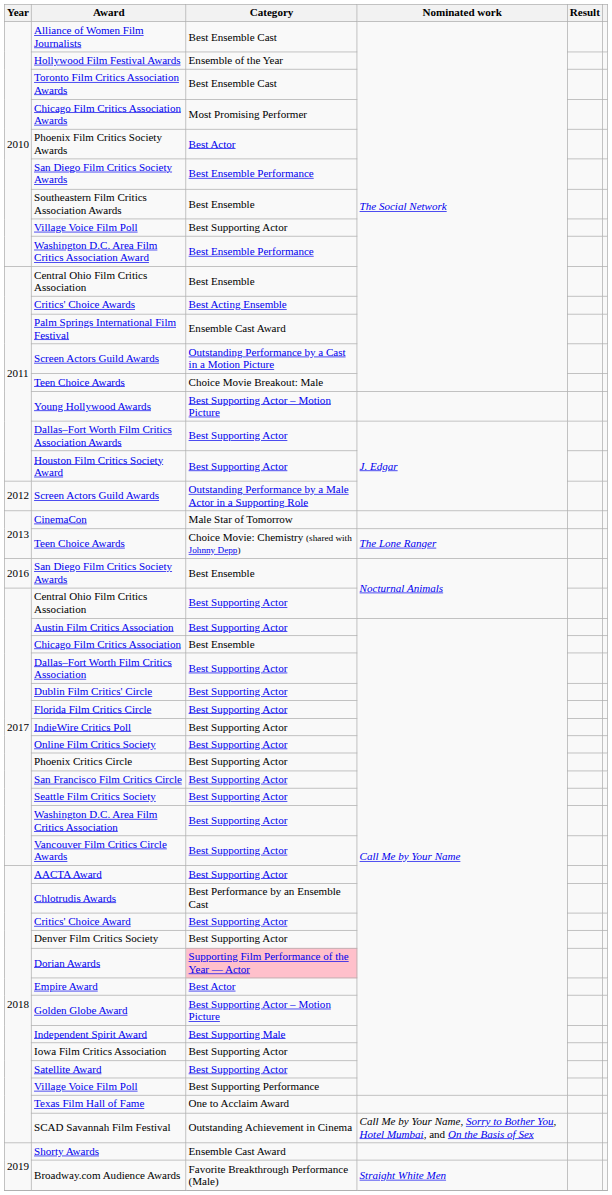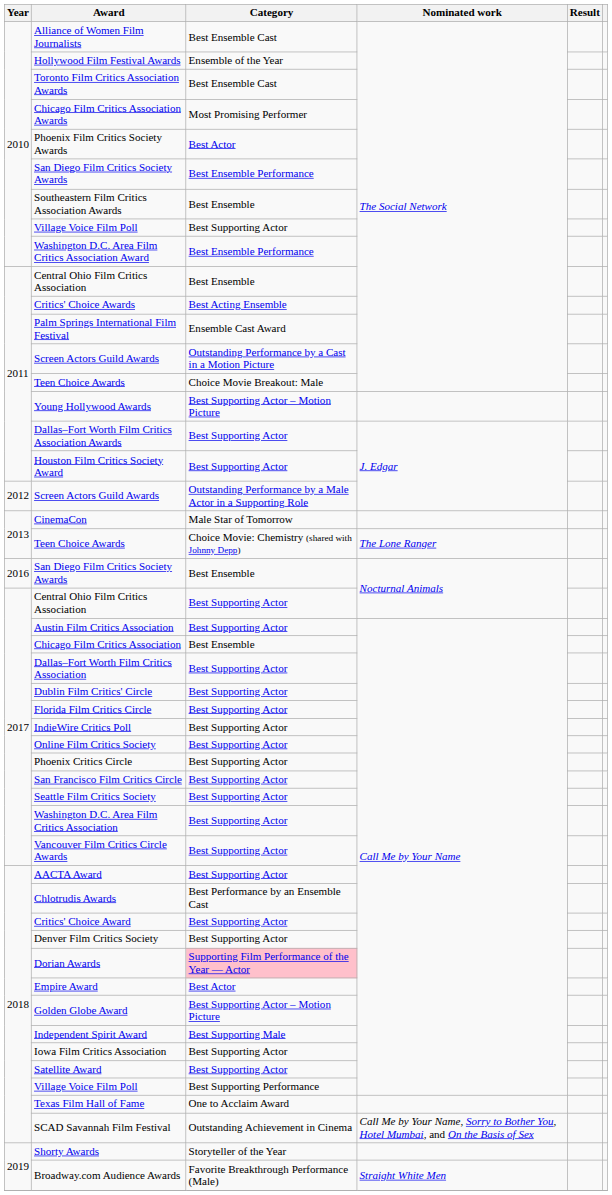(237, 1151) Ensemble Cast Award -> (237, 1151) Storyteller of the Year
